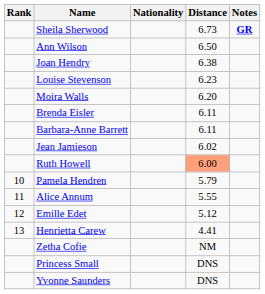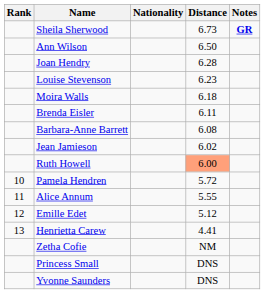(208, 63) 6.38 -> (208, 63) 6.28
(208, 96) 6.20 -> (208, 96) 6.18
(208, 130) 6.11 -> (208, 130) 6.08
(208, 180) 5.79 -> (208, 180) 5.72
